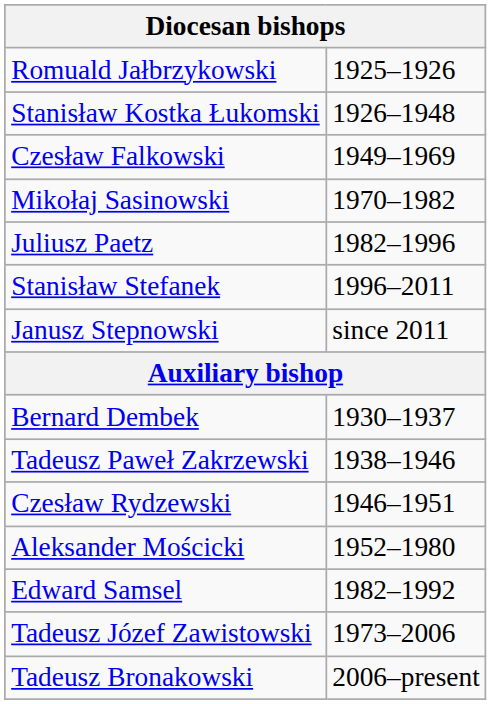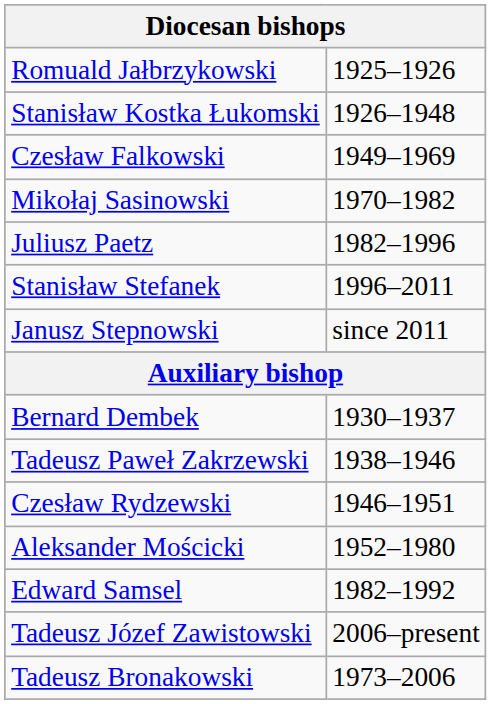(394, 633) 1973–2006 -> (406, 633) 2006–present
(406, 677) 2006–present -> (394, 677) 1973–2006
